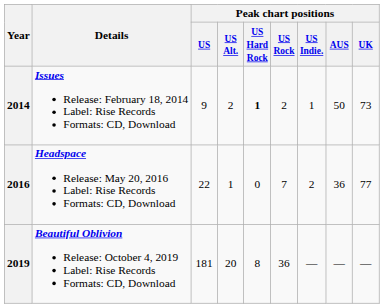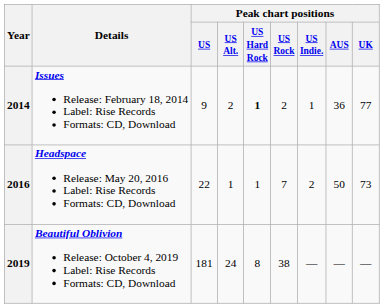(339, 105) 50 -> (339, 105) 36
(366, 105) 73 -> (366, 105) 77
(257, 184) 0 -> (257, 184) 1
(339, 184) 36 -> (339, 184) 50
(366, 184) 77 -> (366, 184) 73
(231, 263) 20 -> (231, 263) 24
(284, 263) 36 -> (284, 263) 38
